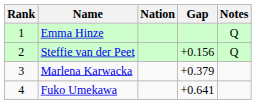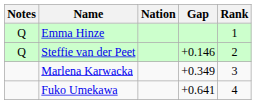columns swapped: (21, 14) <-> (234, 14)
(197, 52) +0.156 -> (198, 52) +0.146
(197, 71) +0.379 -> (198, 71) +0.349
